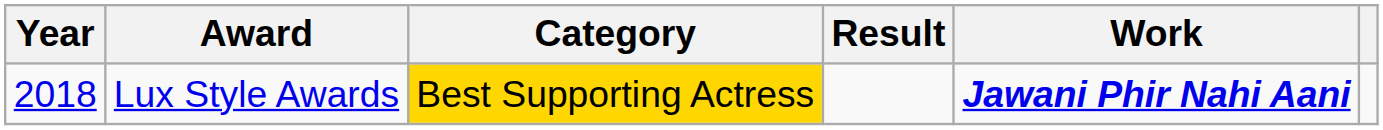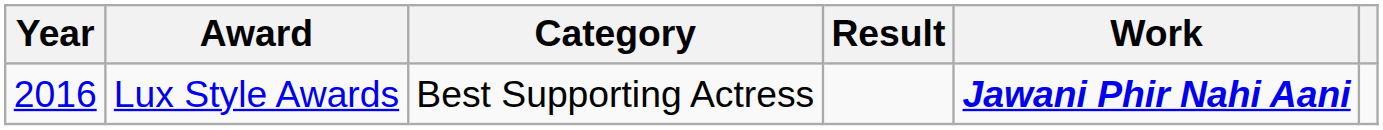(55, 93) 2018 -> (55, 93) 2016
(615, 93) gold background -> (615, 93) no background
